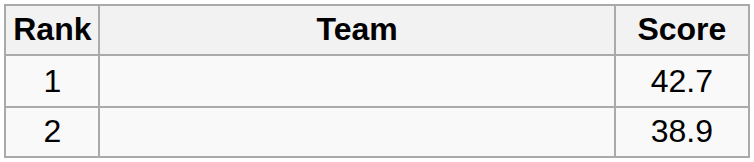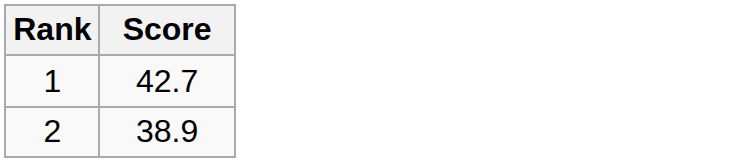- column: (357, 29)
